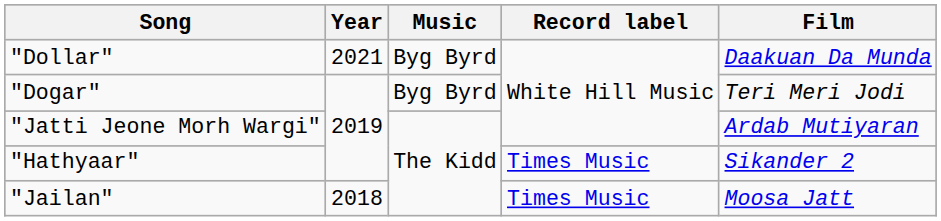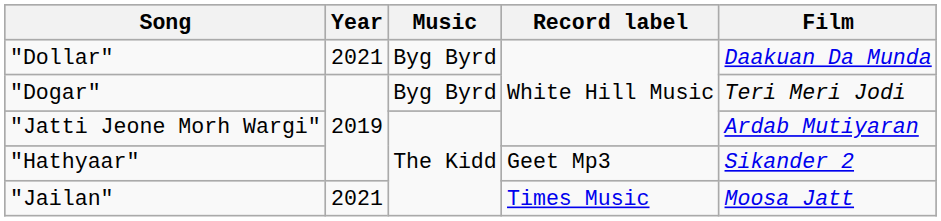(578, 163) Times Music -> (559, 163) Geet Mp3
(357, 198) 2018 -> (357, 198) 2021
